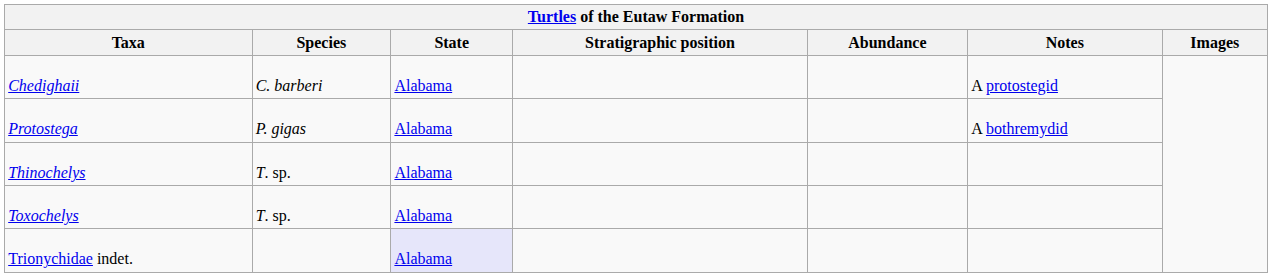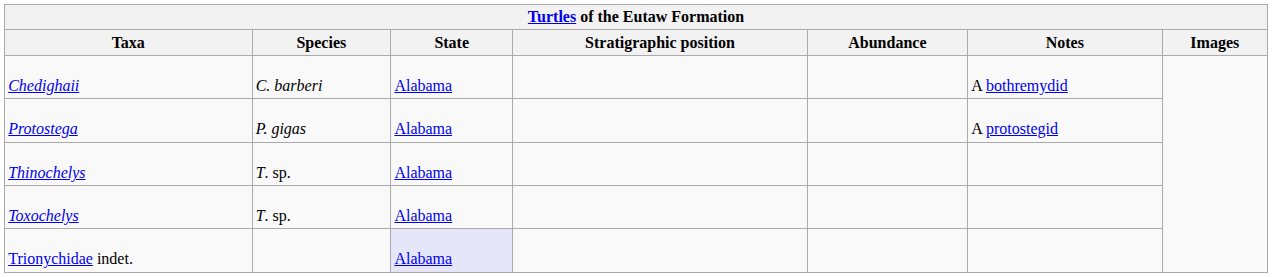(1015, 85) A protostegid -> (1019, 85) A bothremydid
(1019, 129) A bothremydid -> (1015, 129) A protostegid
